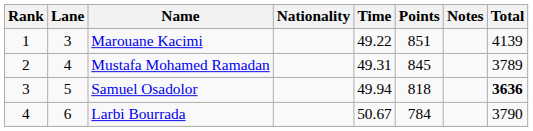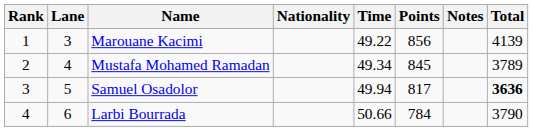(419, 41) 851 -> (419, 41) 856
(374, 65) 49.31 -> (374, 65) 49.34
(419, 89) 818 -> (419, 89) 817
(374, 114) 50.67 -> (374, 114) 50.66
